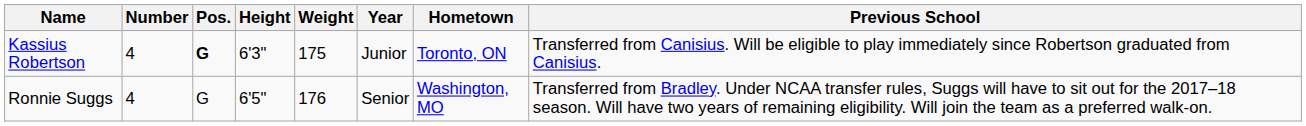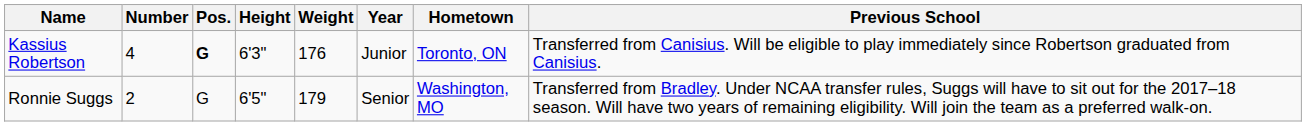(312, 53) 175 -> (312, 53) 176
(130, 98) 4 -> (130, 98) 2
(312, 98) 176 -> (312, 98) 179
